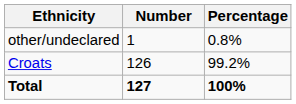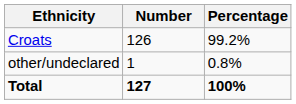rows swapped: (30, 63) <-> (64, 39)
